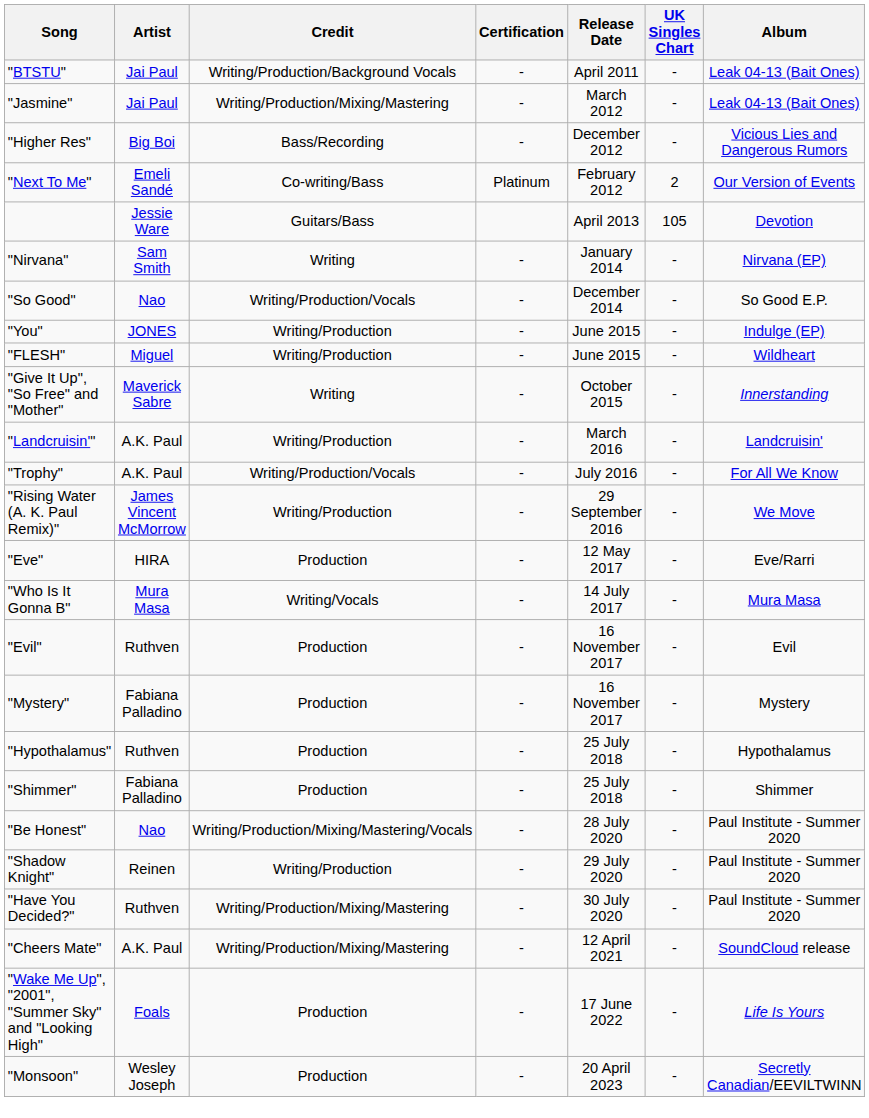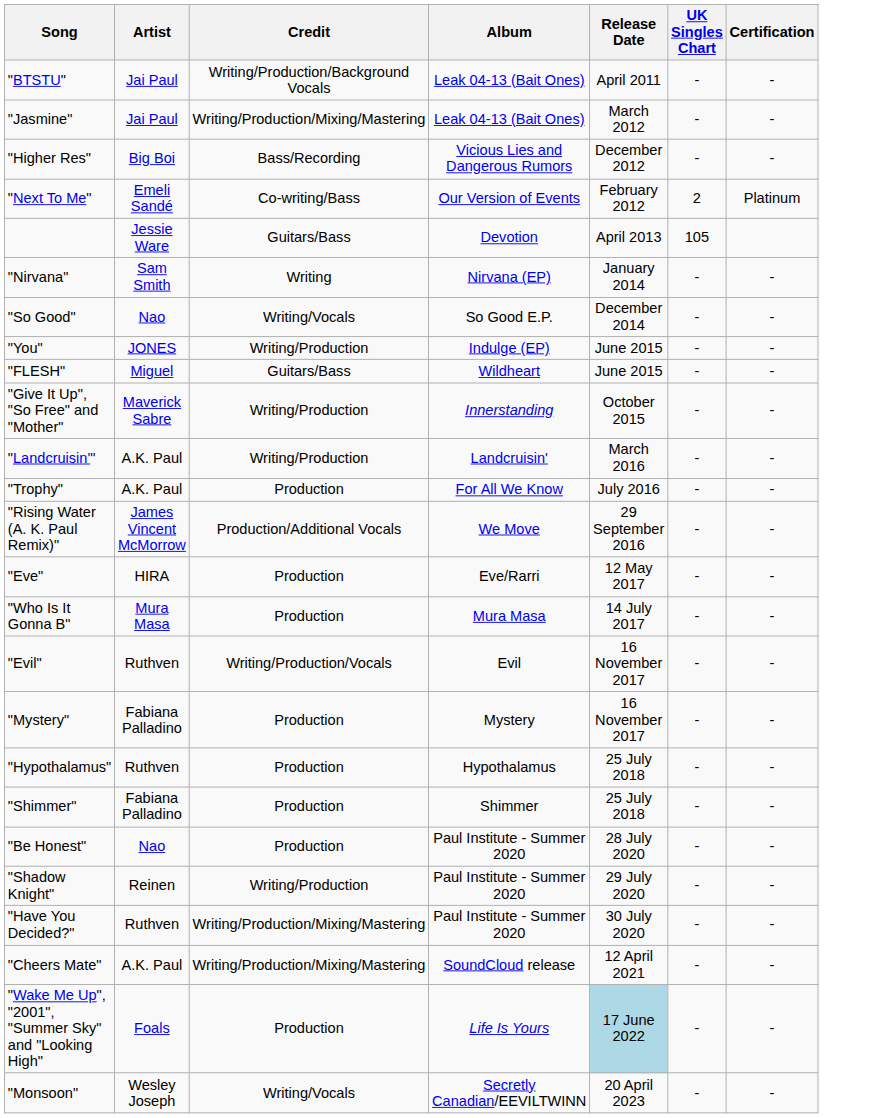columns swapped: (784, 32) <-> (522, 32)
(332, 300) Writing/Production/Vocals -> (309, 316) Writing/Vocals
(332, 354) Writing/Production -> (309, 371) Guitars/Bass
(332, 394) Writing -> (309, 410) Writing/Production
(332, 473) Writing/Production/Vocals -> (309, 489) Production
(332, 512) Writing/Production -> (309, 529) Production/Additional Vocals
(332, 599) Writing/Vocals -> (309, 616) Production
(332, 647) Production -> (309, 663) Writing/Production/Vocals
(332, 830) Writing/Production/Mixing/Mastering/Vocals -> (309, 846) Production
(606, 1012) no background -> (629, 1028) lightblue background
(332, 1076) Production -> (309, 1092) Writing/Vocals
